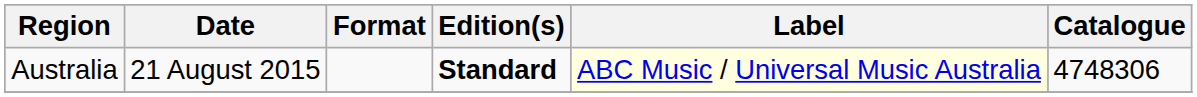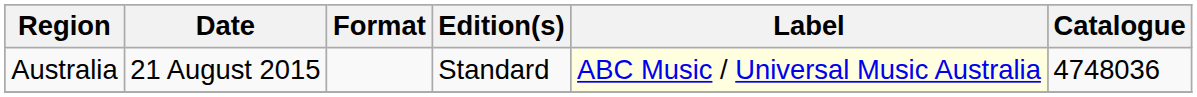(498, 69) bold -> (494, 69) normal
(1107, 69) 4748306 -> (1107, 69) 4748036
